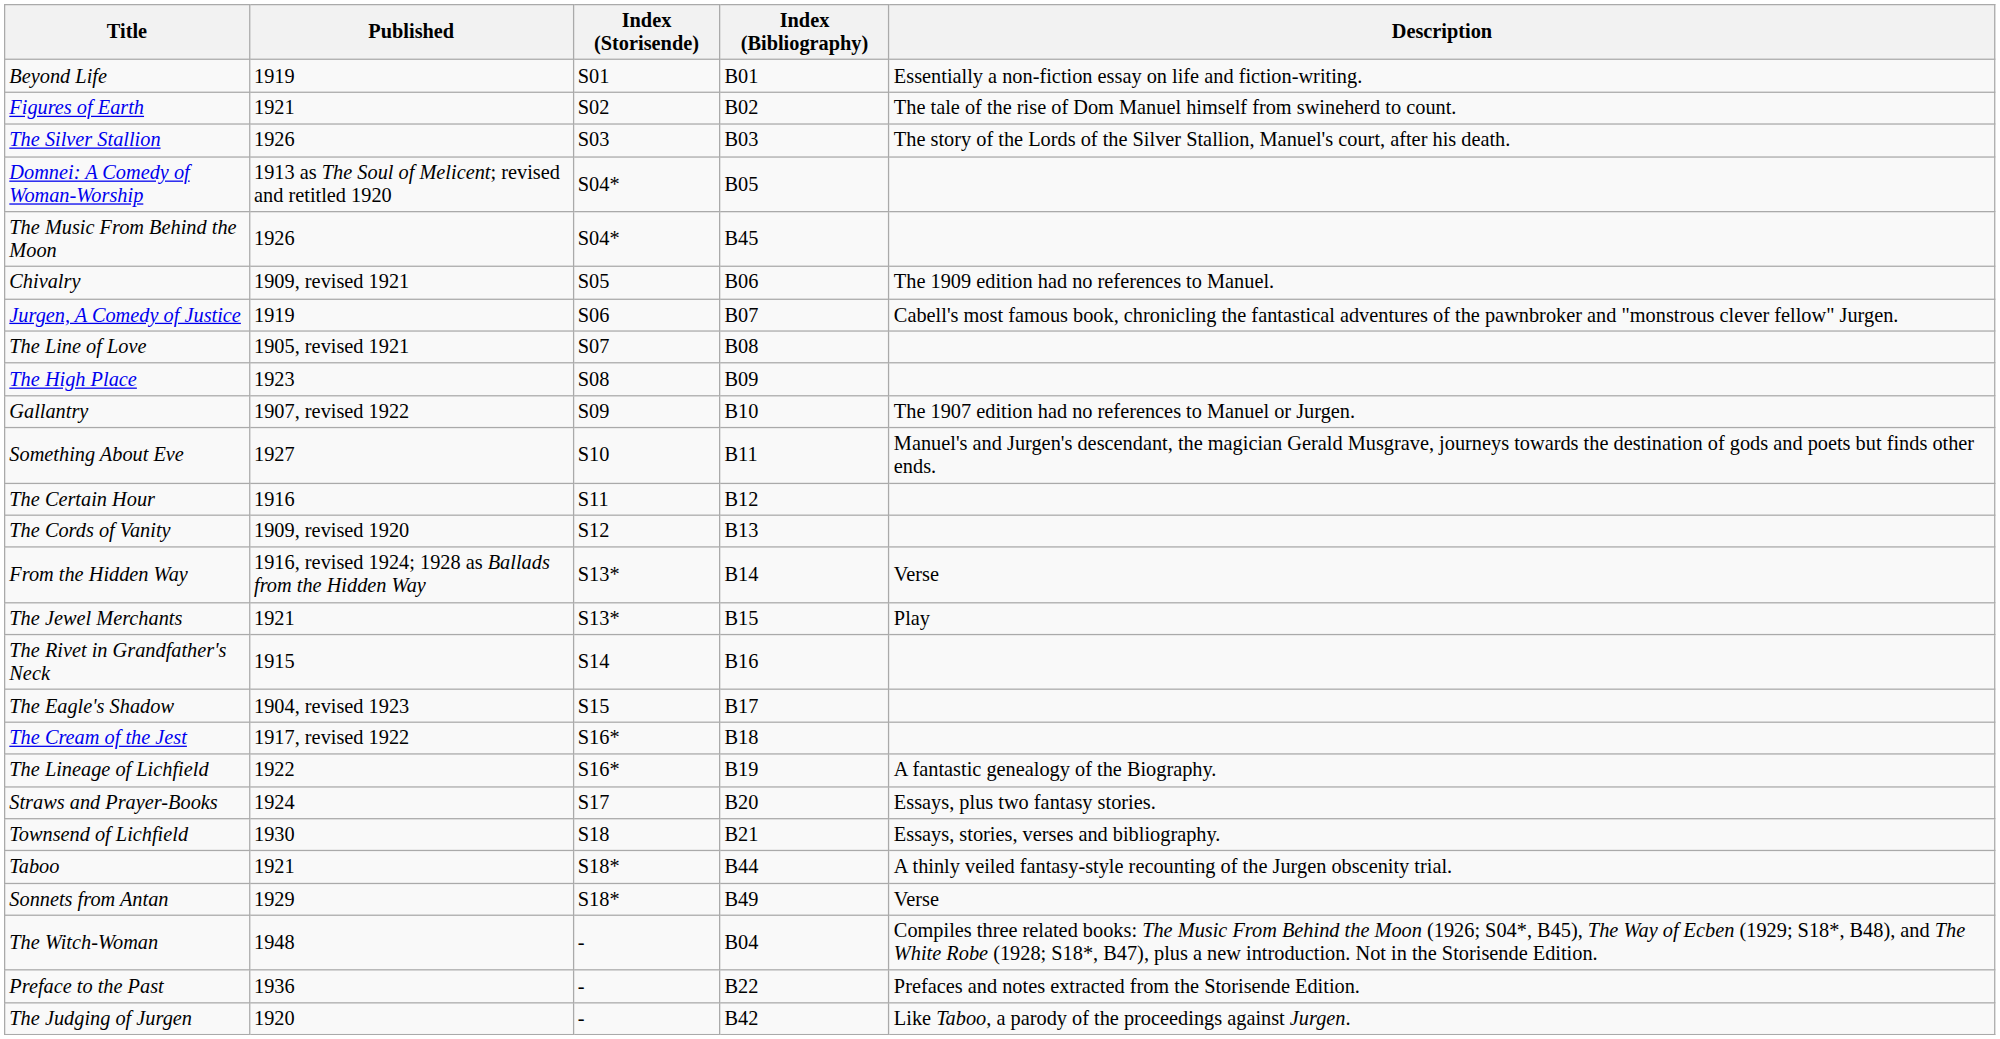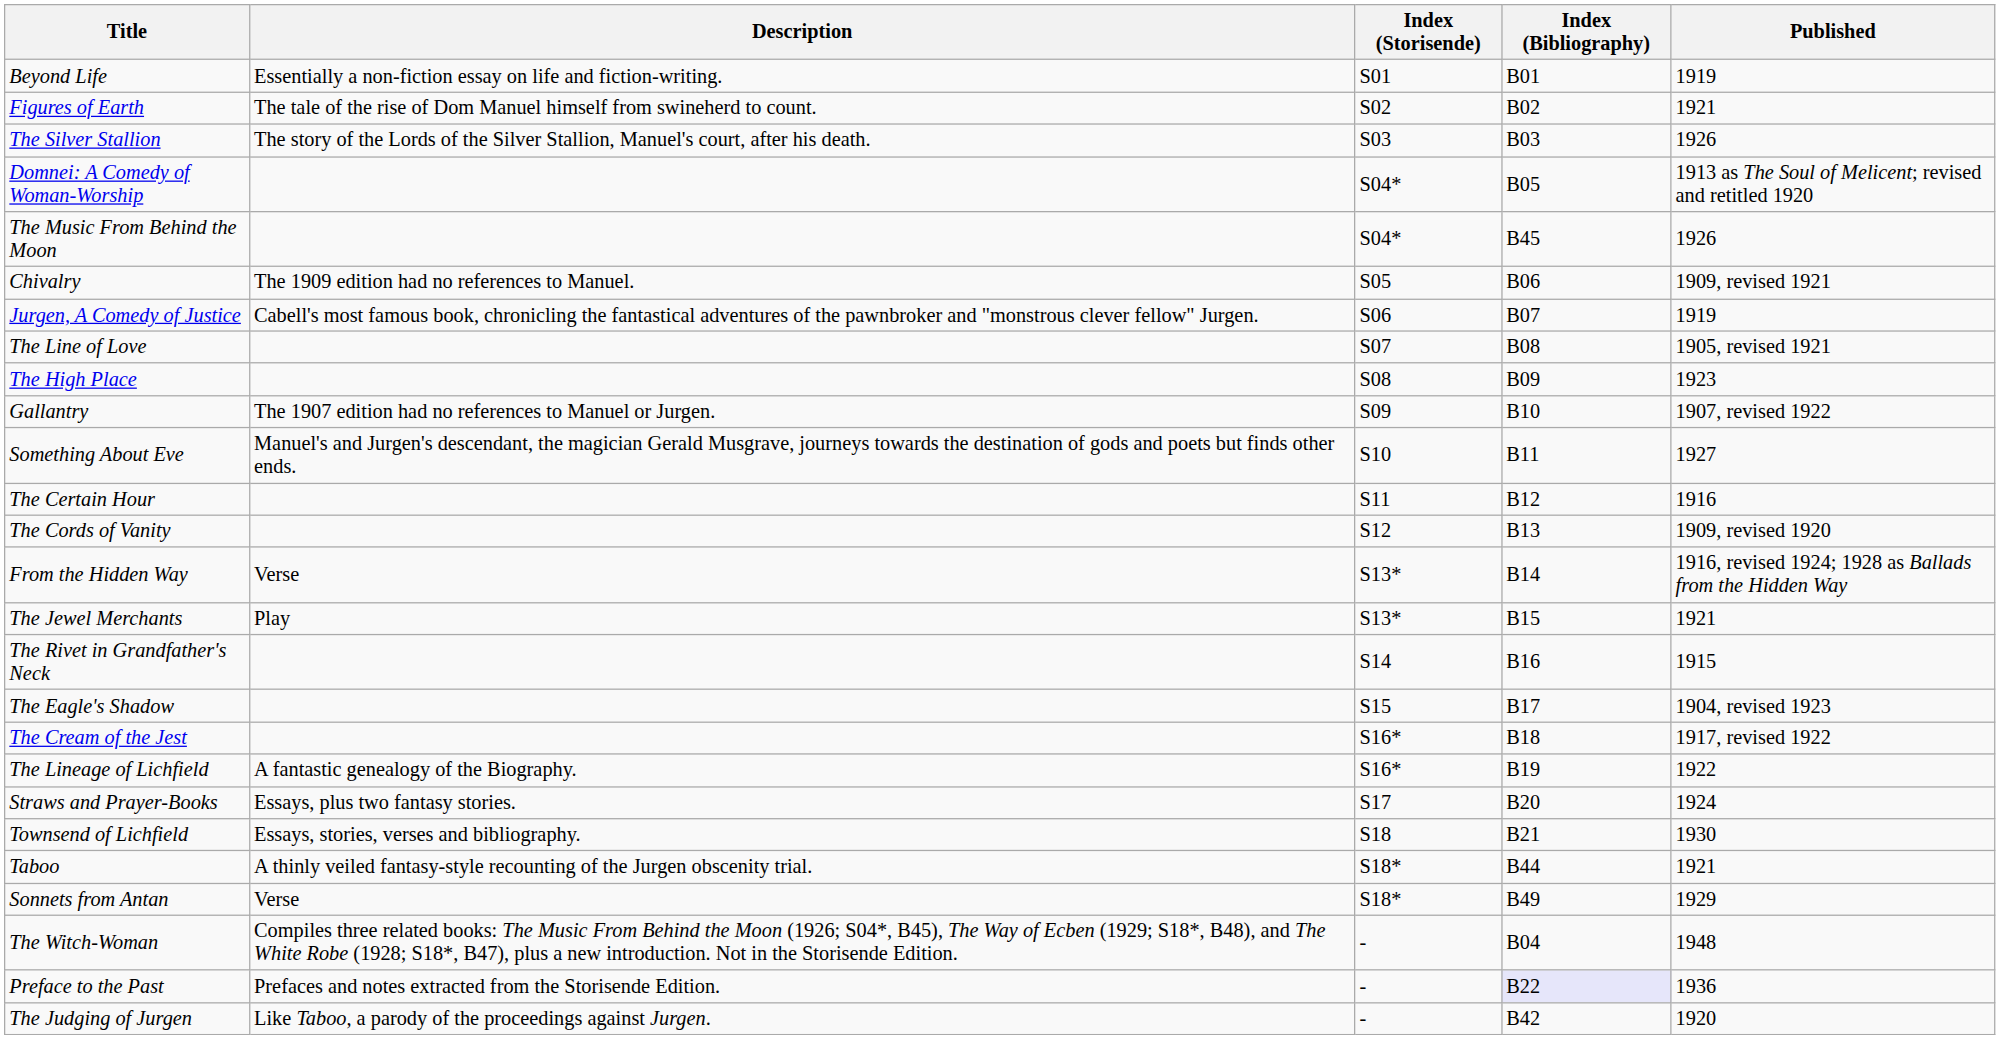columns swapped: (411, 32) <-> (1442, 32)
(741, 986) no background -> (1523, 986) lavender background
